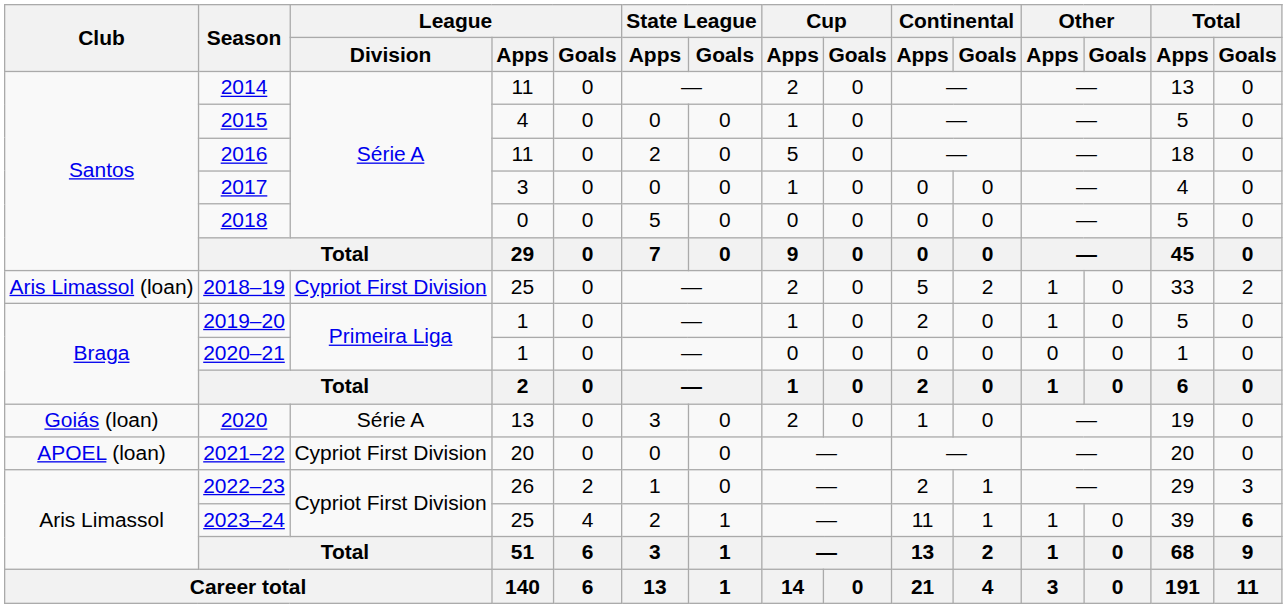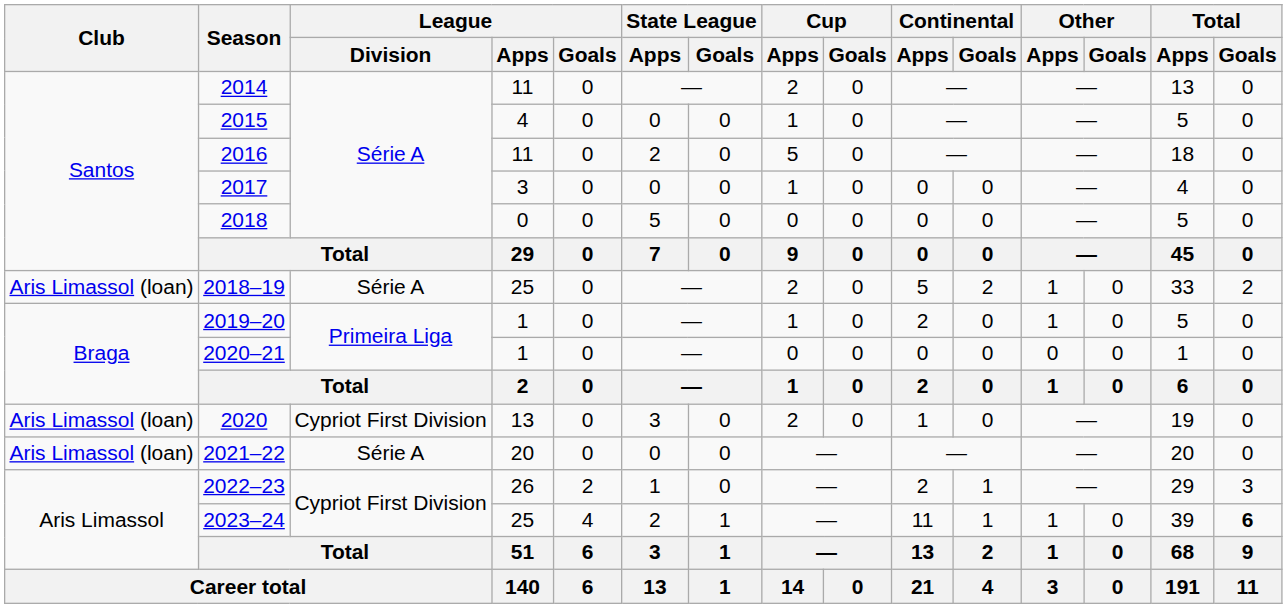(391, 287) Cypriot First Division -> (391, 287) Série A
(102, 420) Goiás (loan) -> (102, 420) Aris Limassol (loan)
(391, 420) Série A -> (391, 420) Cypriot First Division
(102, 453) APOEL (loan) -> (102, 453) Aris Limassol (loan)
(391, 453) Cypriot First Division -> (391, 453) Série A
